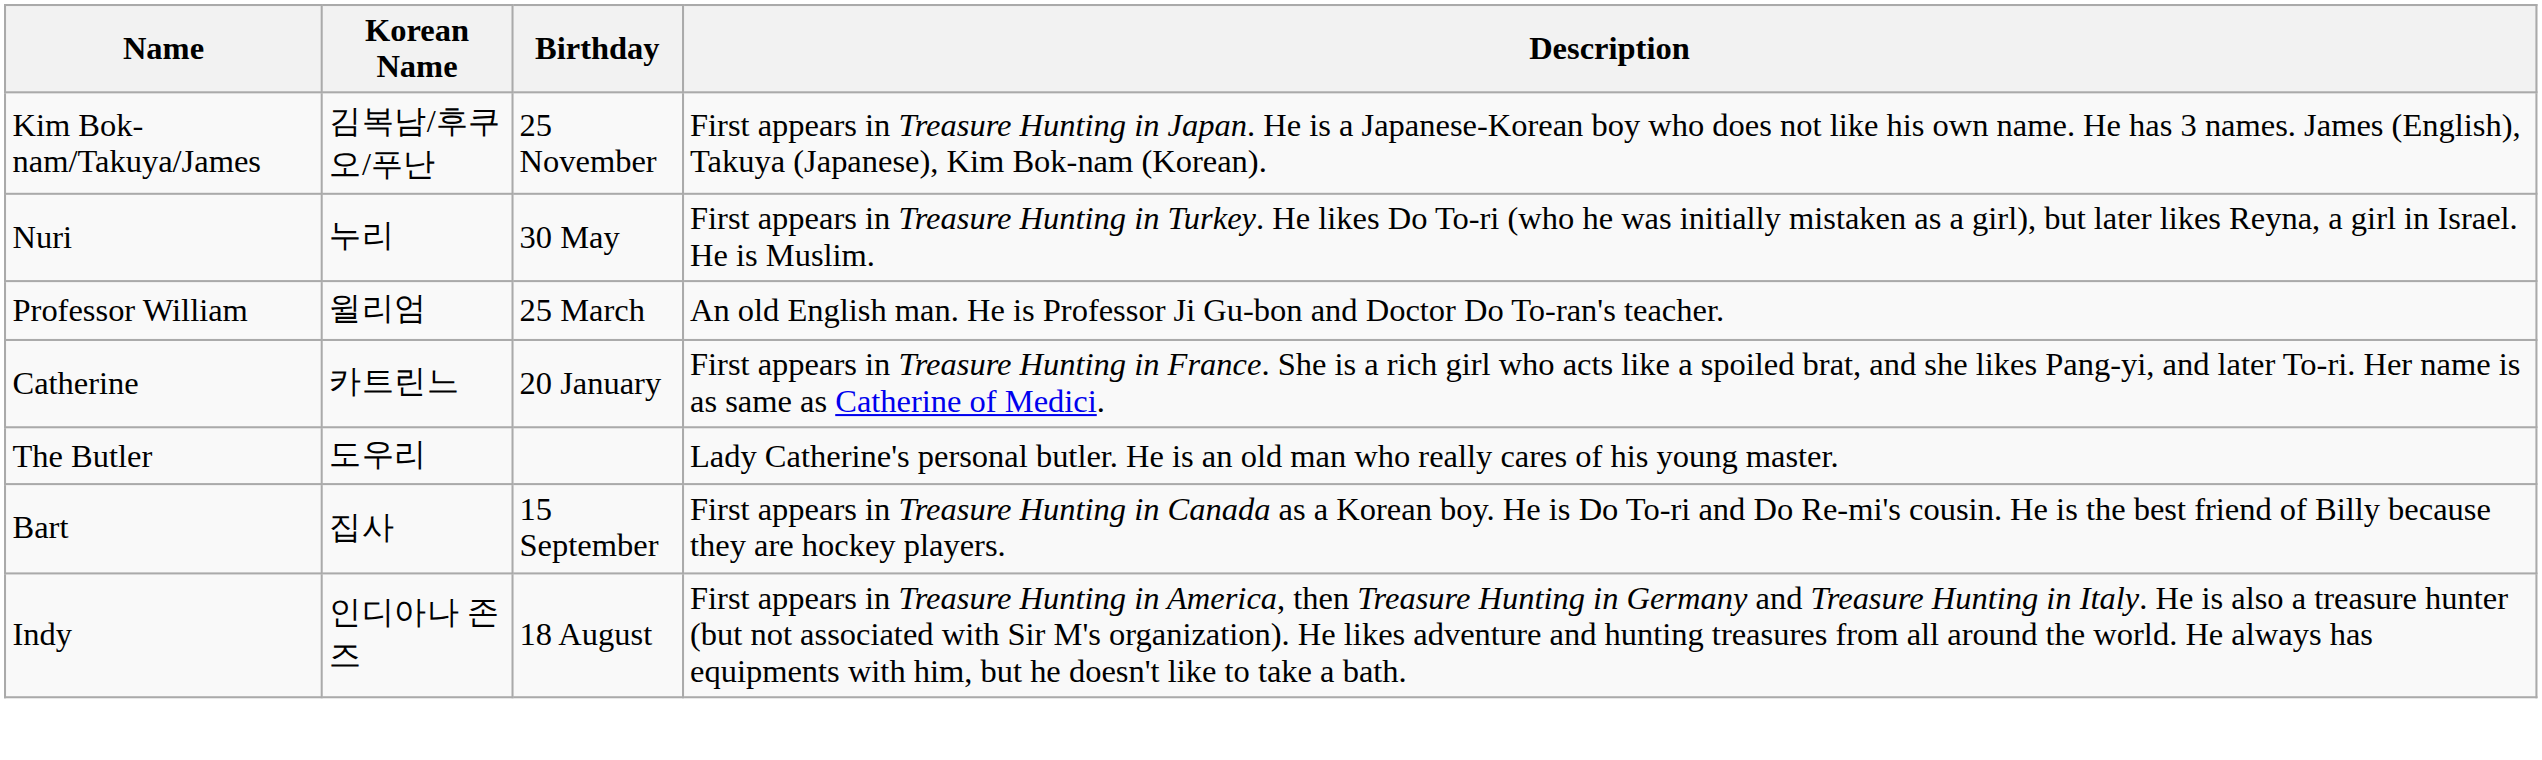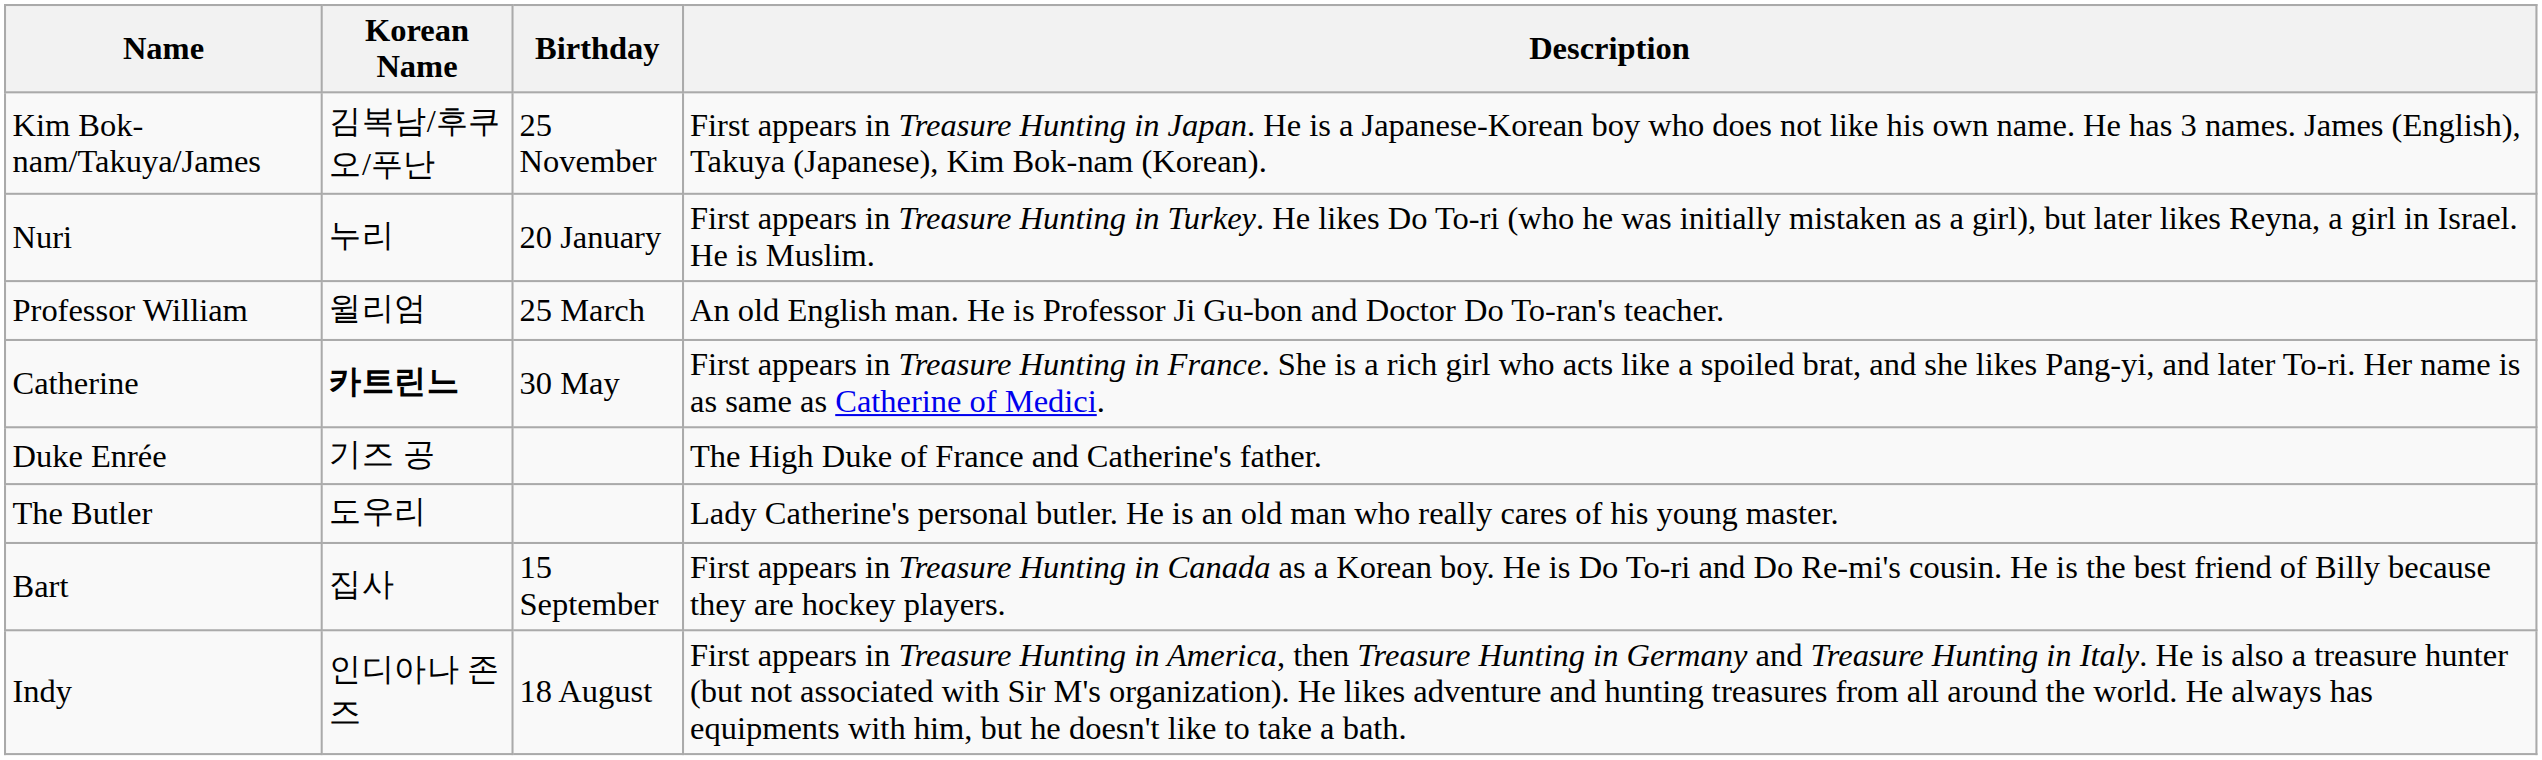(570, 236) 30 May -> (590, 236) 20 January
(394, 381) normal -> (394, 381) bold
(590, 382) 20 January -> (570, 382) 30 May
+ row: (90, 455)
